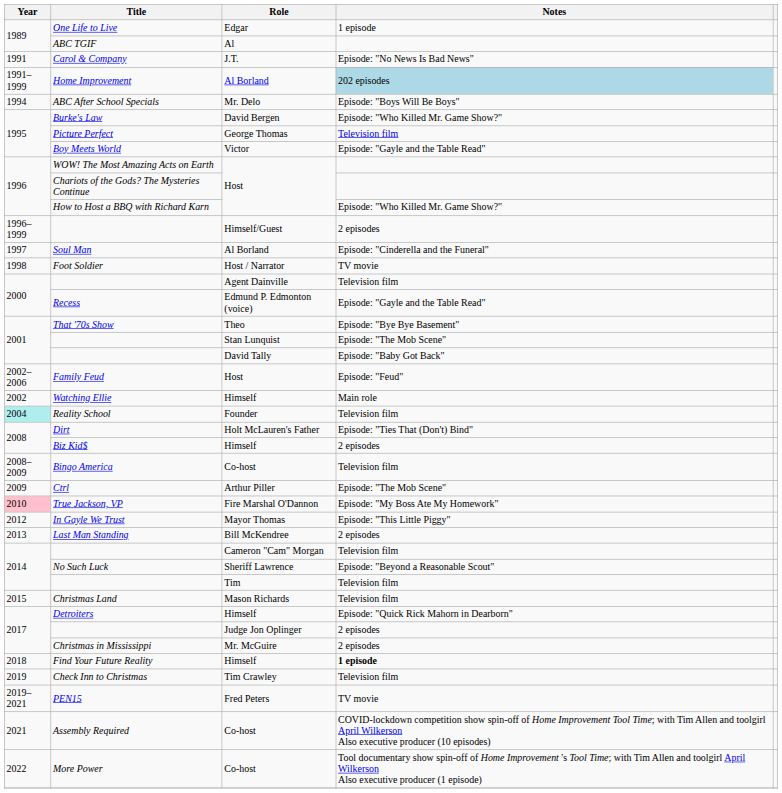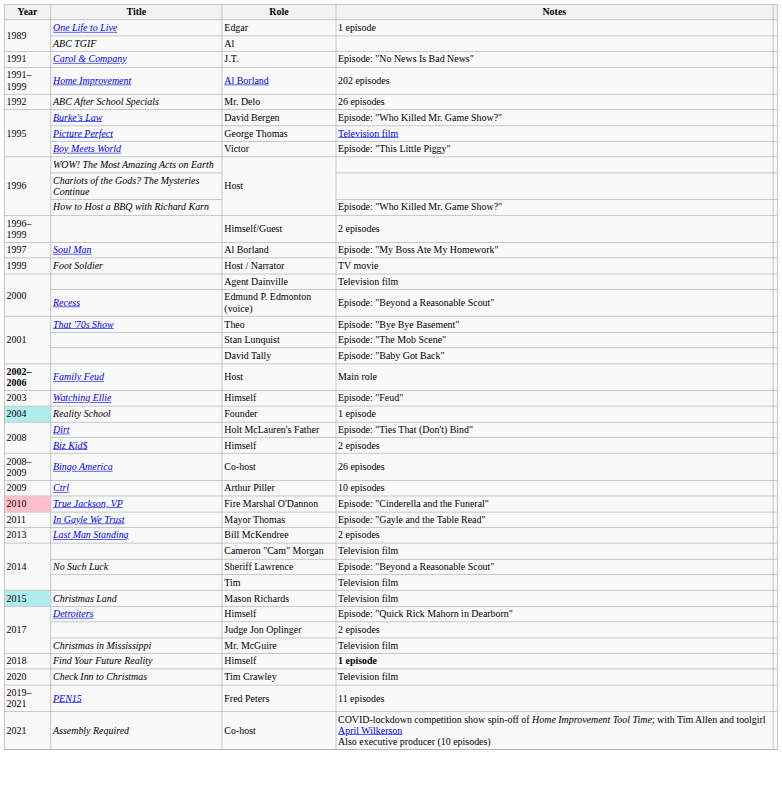(364, 80) lightblue background -> (364, 80) no background
(17, 102) 1994 -> (17, 102) 1992
(399, 102) Episode: "Boys Will Be Boys" -> (361, 102) 26 episodes
(412, 149) Episode: "Gayle and the Table Read" -> (394, 149) Episode: "This Little Piggy"
(413, 250) Episode: "Cinderella and the Funeral" -> (418, 250) Episode: "My Boss Ate My Homework"
(17, 266) 1998 -> (17, 266) 1999
(412, 303) Episode: "Gayle and the Table Read" -> (416, 303) Episode: "Beyond a Reasonable Scout"
(19, 377) normal -> (19, 377) bold
(371, 377) Episode: "Feud" -> (357, 377) Main role
(17, 398) 2002 -> (17, 398) 2003
(357, 398) Main role -> (371, 398) Episode: "Feud"
(368, 414) Television film -> (357, 414) 1 episode
(368, 467) Television film -> (361, 467) 26 episodes
(392, 488) Episode: "The Mob Scene" -> (361, 488) 10 episodes
(418, 504) Episode: "My Boss Ate My Homework" -> (413, 504) Episode: "Cinderella and the Funeral"
(17, 519) 2012 -> (16, 519) 2011
(394, 519) Episode: "This Little Piggy" -> (412, 519) Episode: "Gayle and the Table Read"
(17, 598) no background -> (17, 598) paleturquoise background
(359, 645) 2 episodes -> (368, 645) Television film
(17, 677) 2019 -> (17, 677) 2020
(358, 698) TV movie -> (361, 698) 11 episodes
- row: (78, 768)
